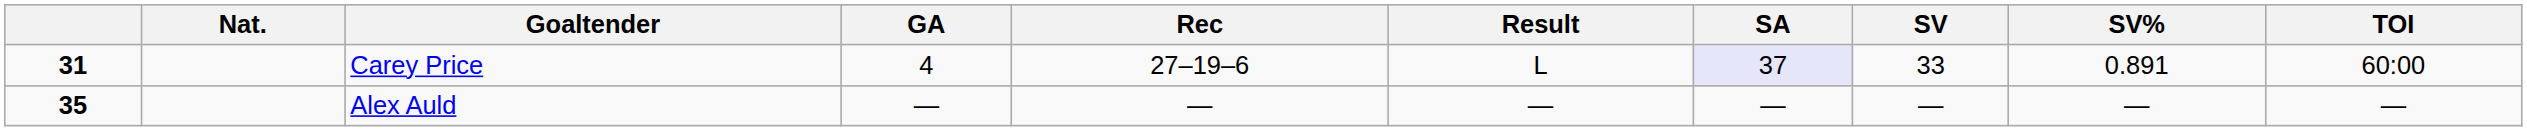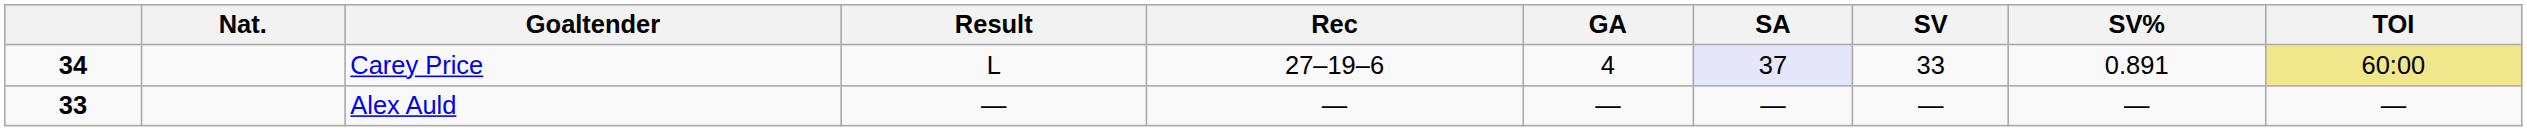columns swapped: (1541, 24) <-> (926, 24)
(73, 65) 31 -> (73, 65) 34
(2393, 65) no background -> (2393, 65) khaki background
(73, 105) 35 -> (73, 105) 33
